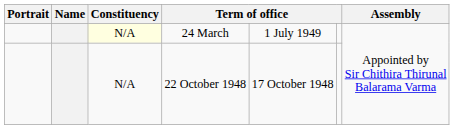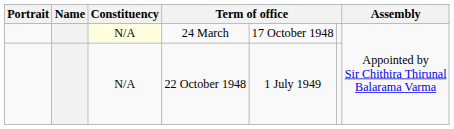(293, 33) 1 July 1949 -> (293, 33) 17 October 1948
(293, 83) 17 October 1948 -> (293, 83) 1 July 1949
